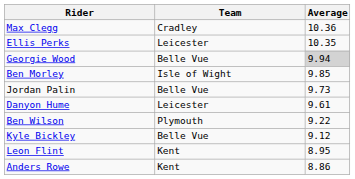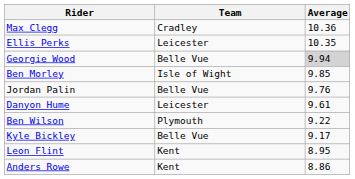(319, 89) 9.73 -> (319, 89) 9.76
(319, 136) 9.12 -> (319, 136) 9.17
